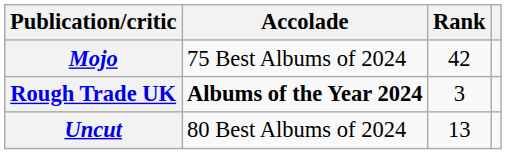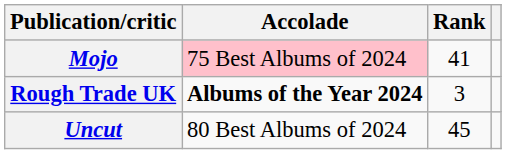(297, 58) no background -> (297, 58) pink background
(459, 58) 42 -> (459, 58) 41
(459, 129) 13 -> (459, 129) 45
